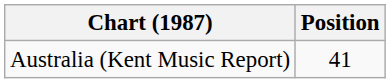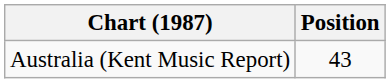(340, 58) 41 -> (340, 58) 43
